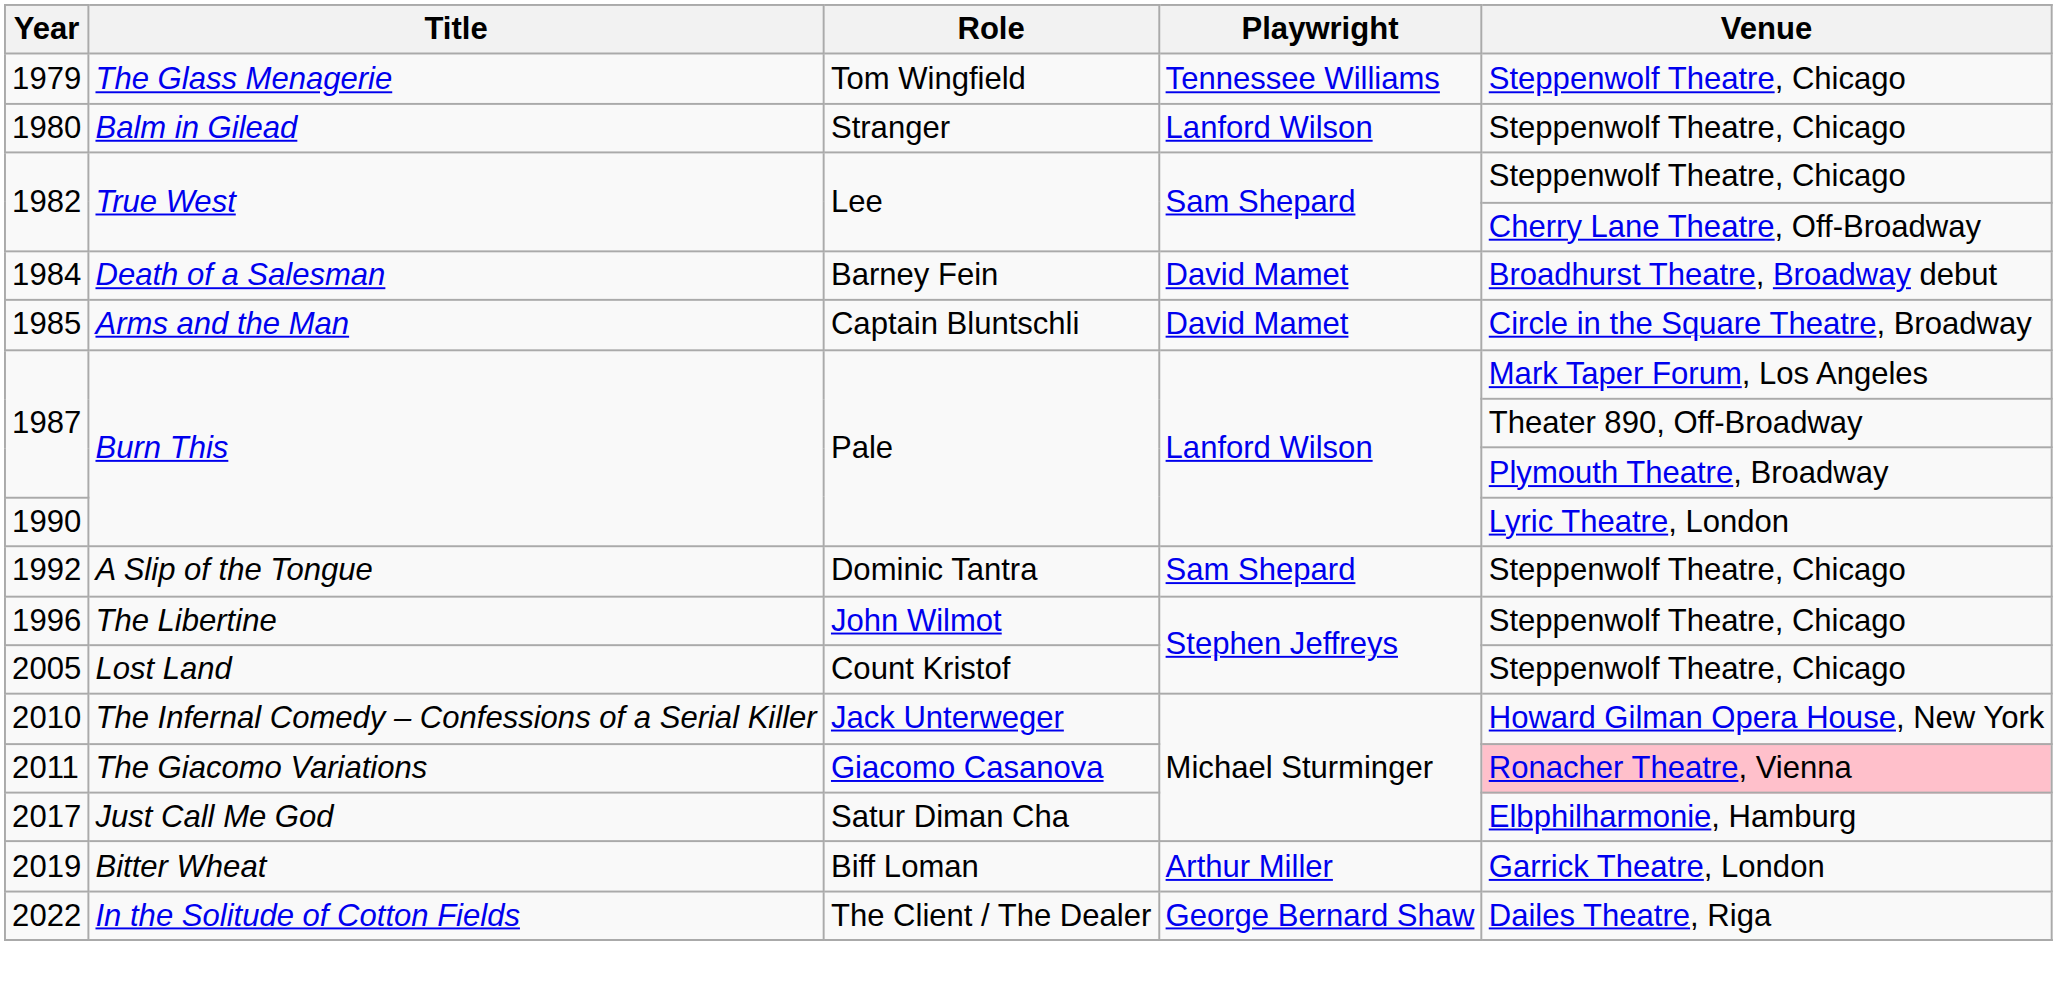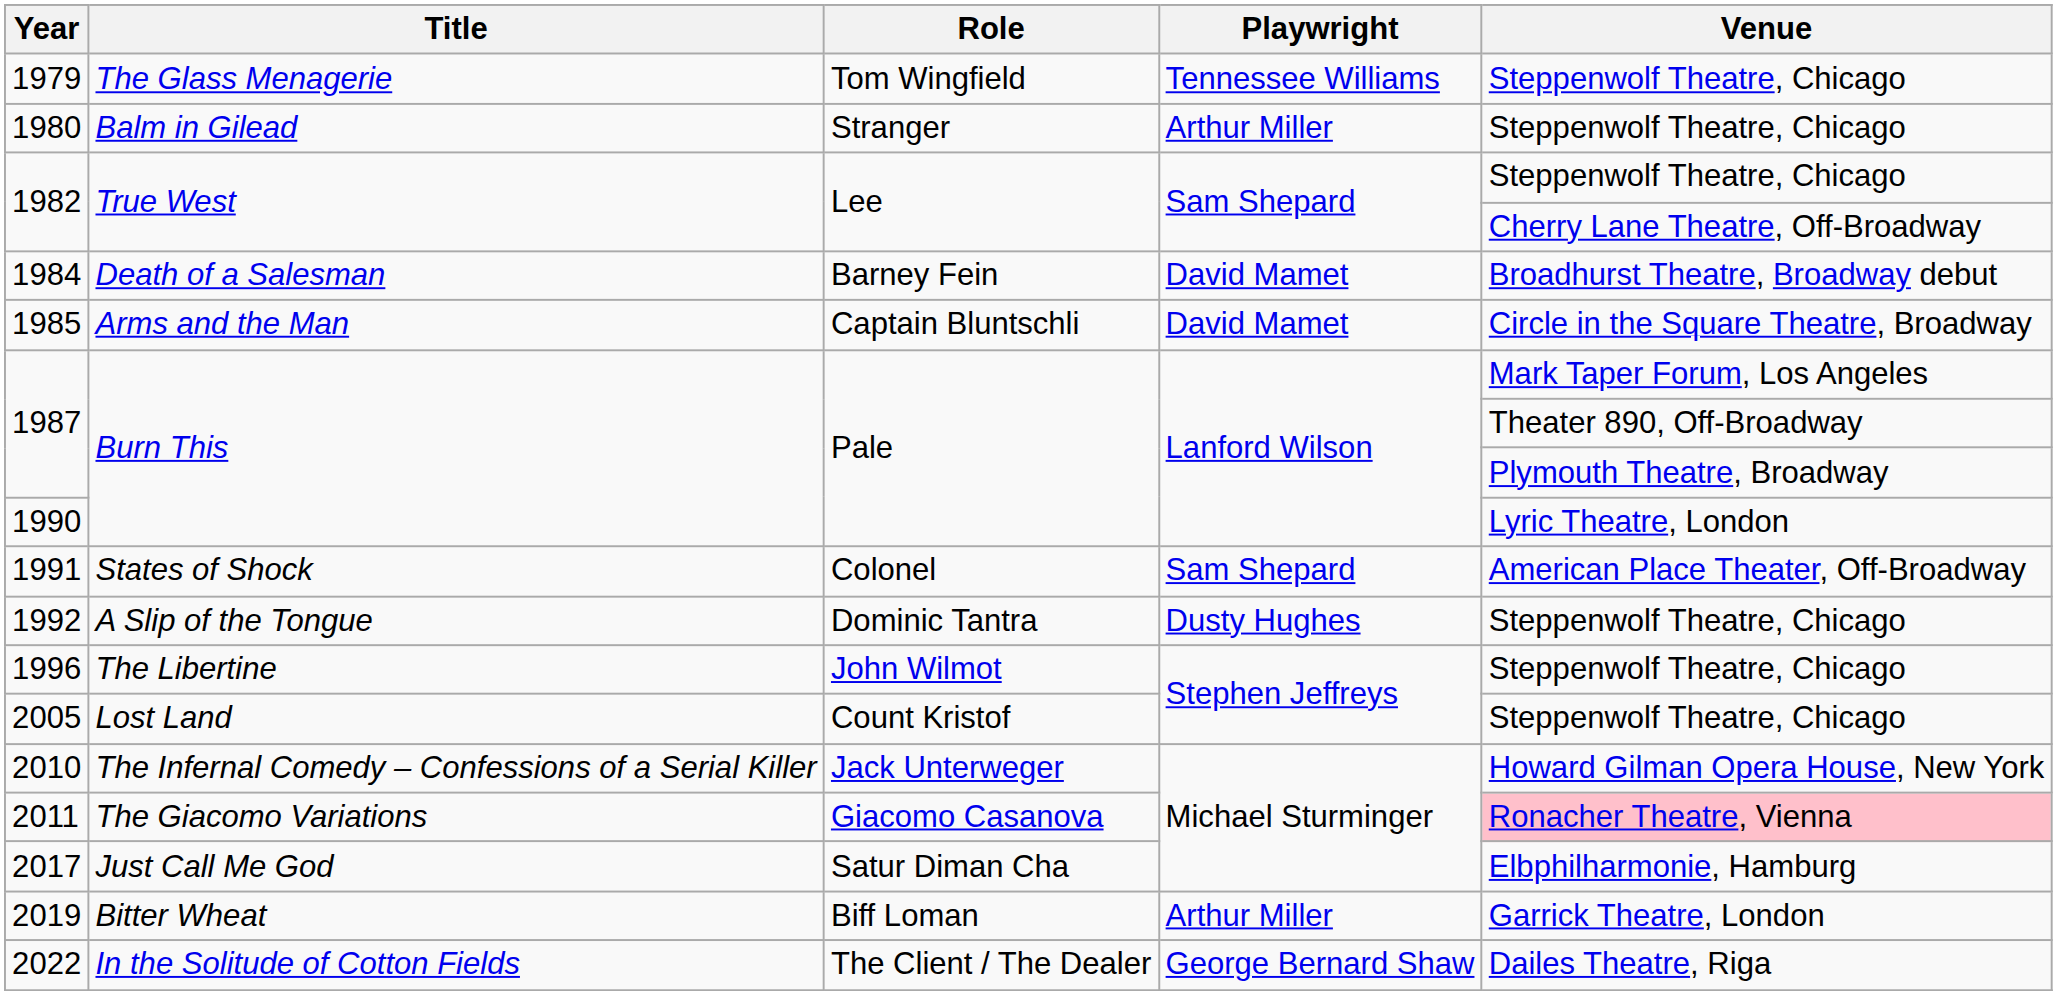(1269, 127) Lanford Wilson -> (1249, 127) Arthur Miller
+ row: (47, 570)
(1261, 570) Sam Shepard -> (1263, 619) Dusty Hughes
